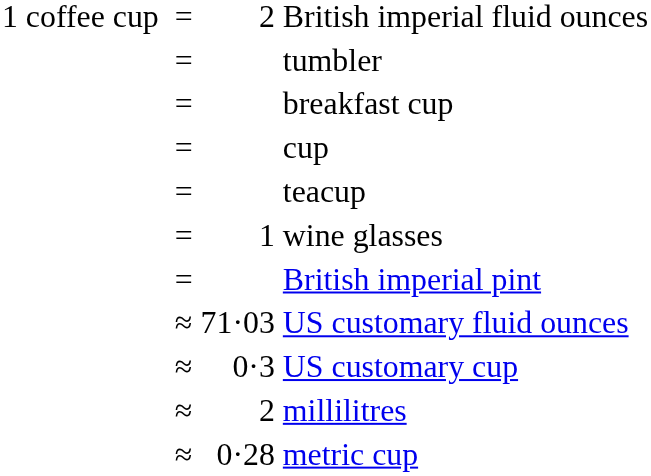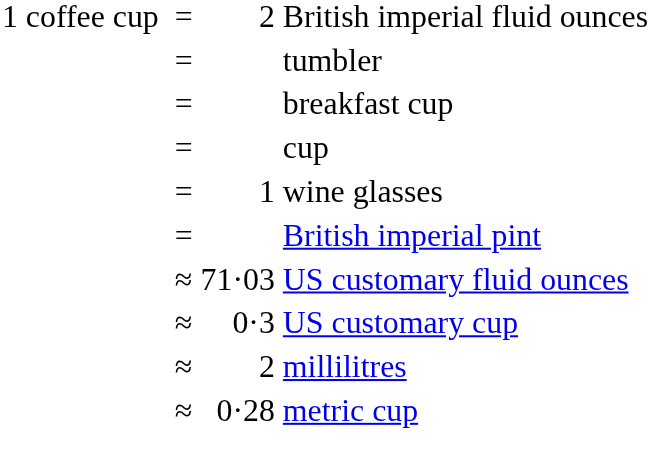- row: (324, 191)
